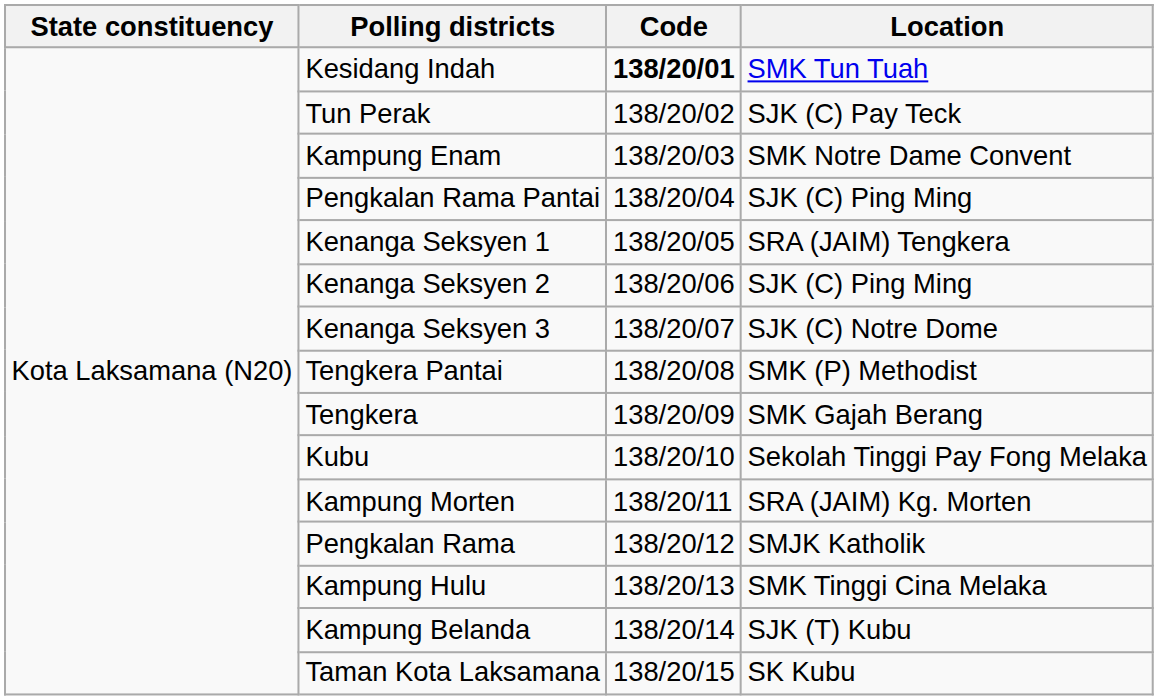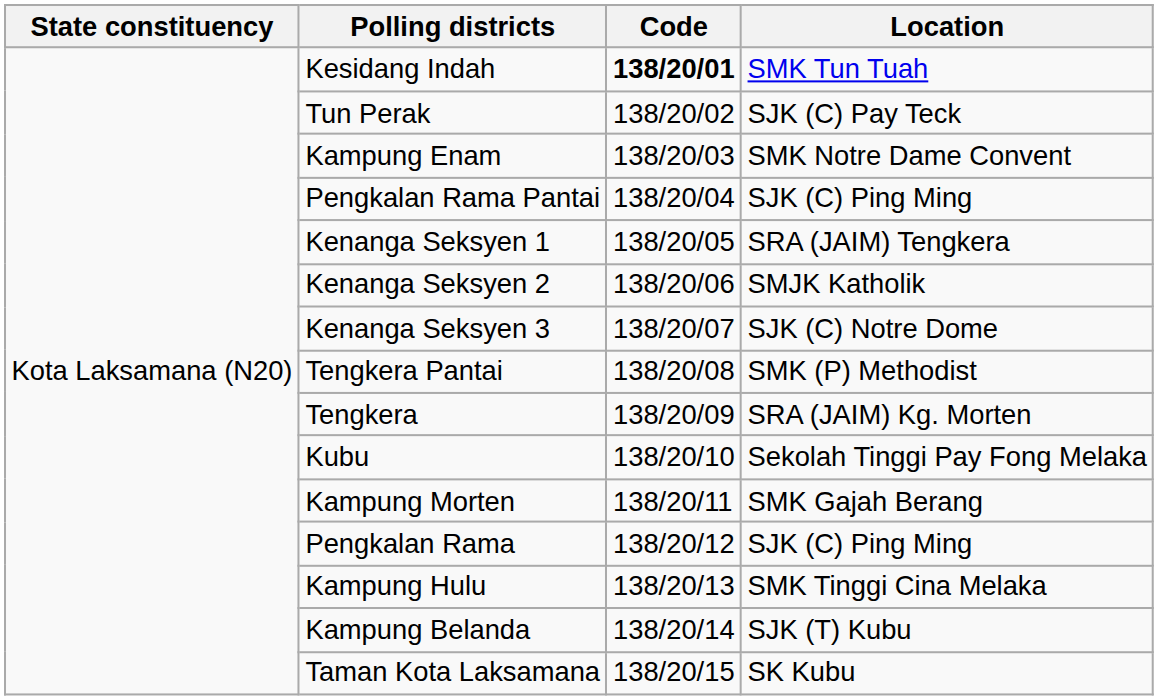(860, 285) SJK (C) Ping Ming -> (836, 285) SMJK Katholik
(865, 414) SMK Gajah Berang -> (890, 414) SRA (JAIM) Kg. Morten
(890, 500) SRA (JAIM) Kg. Morten -> (865, 500) SMK Gajah Berang
(836, 543) SMJK Katholik -> (860, 543) SJK (C) Ping Ming
